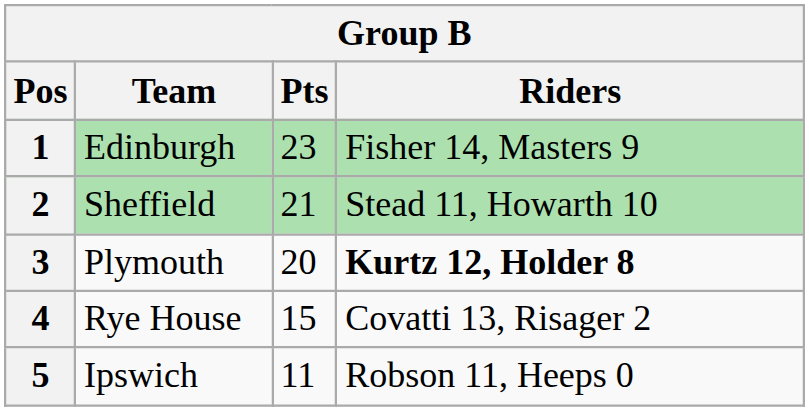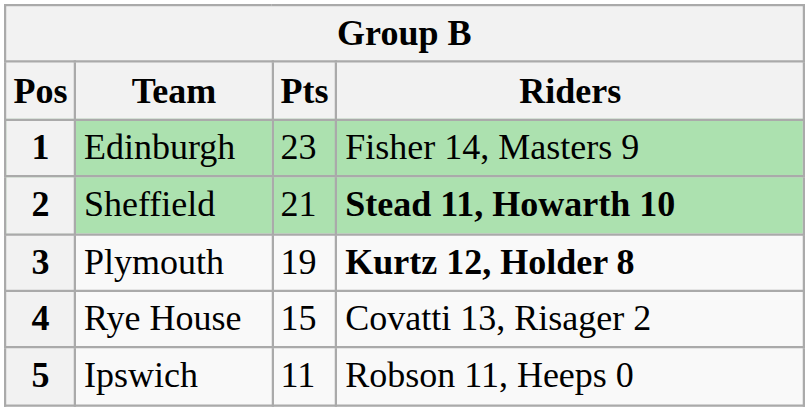(501, 204) normal -> (510, 204) bold
(299, 261) 20 -> (299, 261) 19
